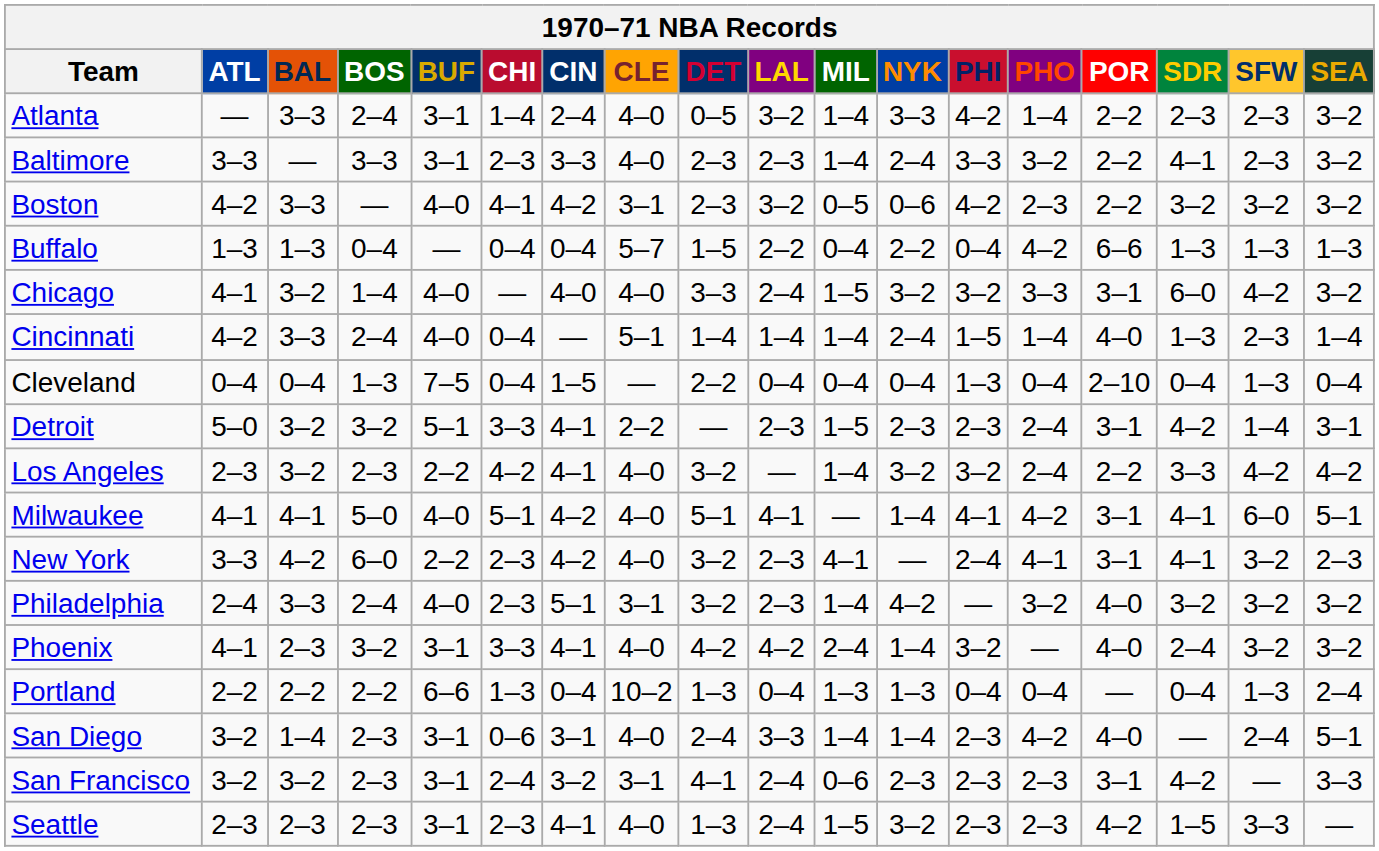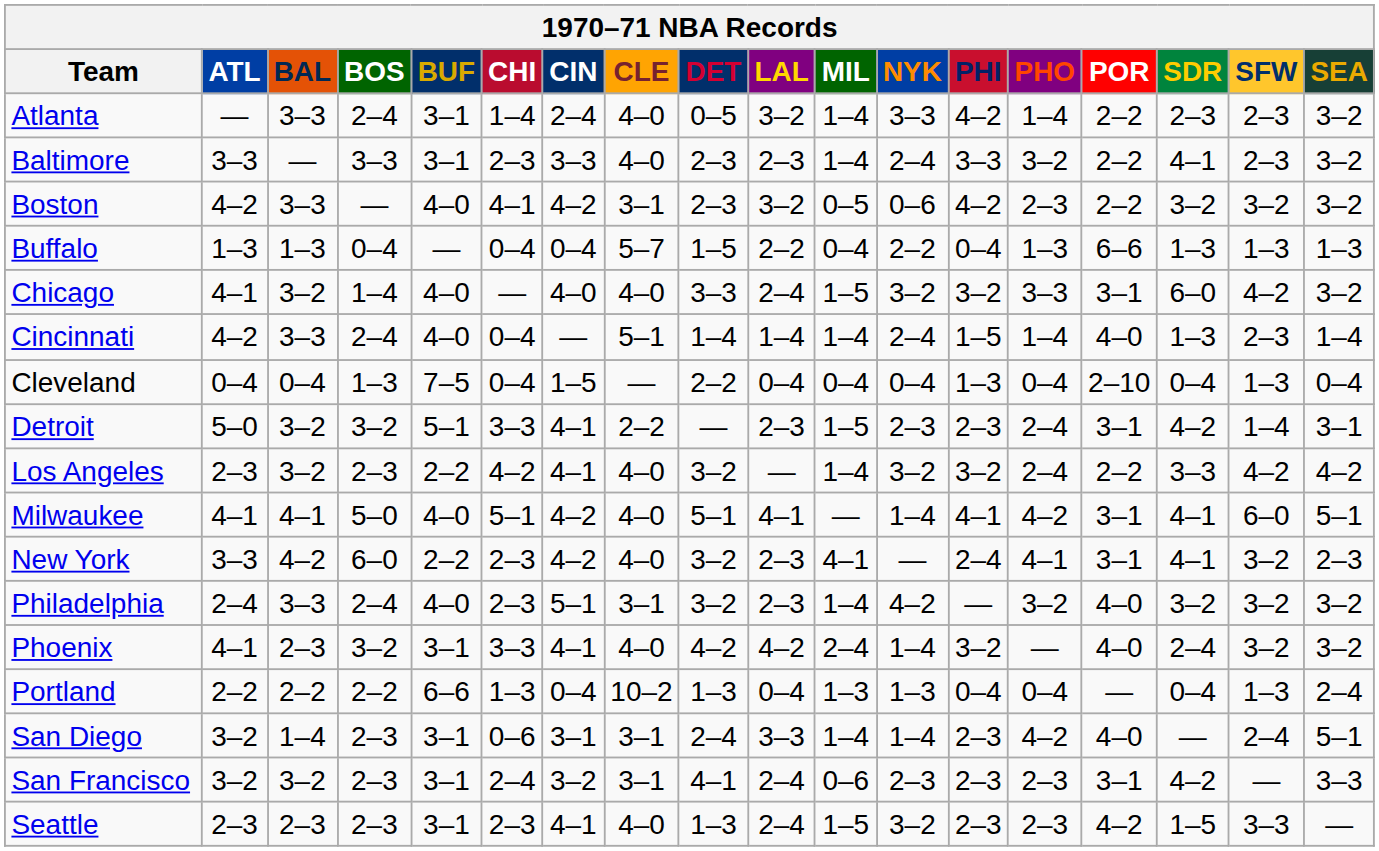(1045, 249) 4–2 -> (1045, 249) 1–3
(641, 736) 4–0 -> (641, 736) 3–1
